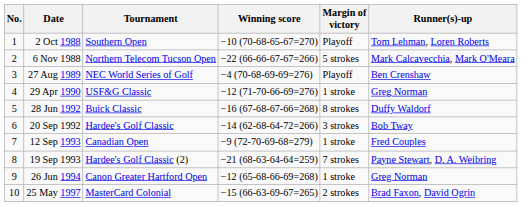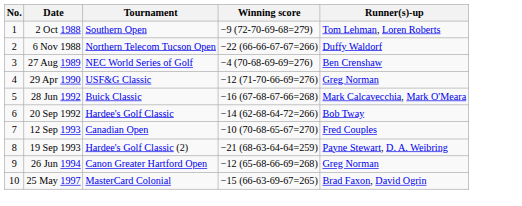- column: (344, 19)
(269, 41) −10 (70-68-65-67=270) -> (267, 29) −9 (72-70-69-68=279)
(443, 58) Mark Calcavecchia, Mark O'Meara -> (352, 46) Duffy Waldorf
(401, 109) Duffy Waldorf -> (394, 97) Mark Calcavecchia, Mark O'Meara
(267, 142) −9 (72-70-69-68=279) -> (269, 130) −10 (70-68-65-67=270)
